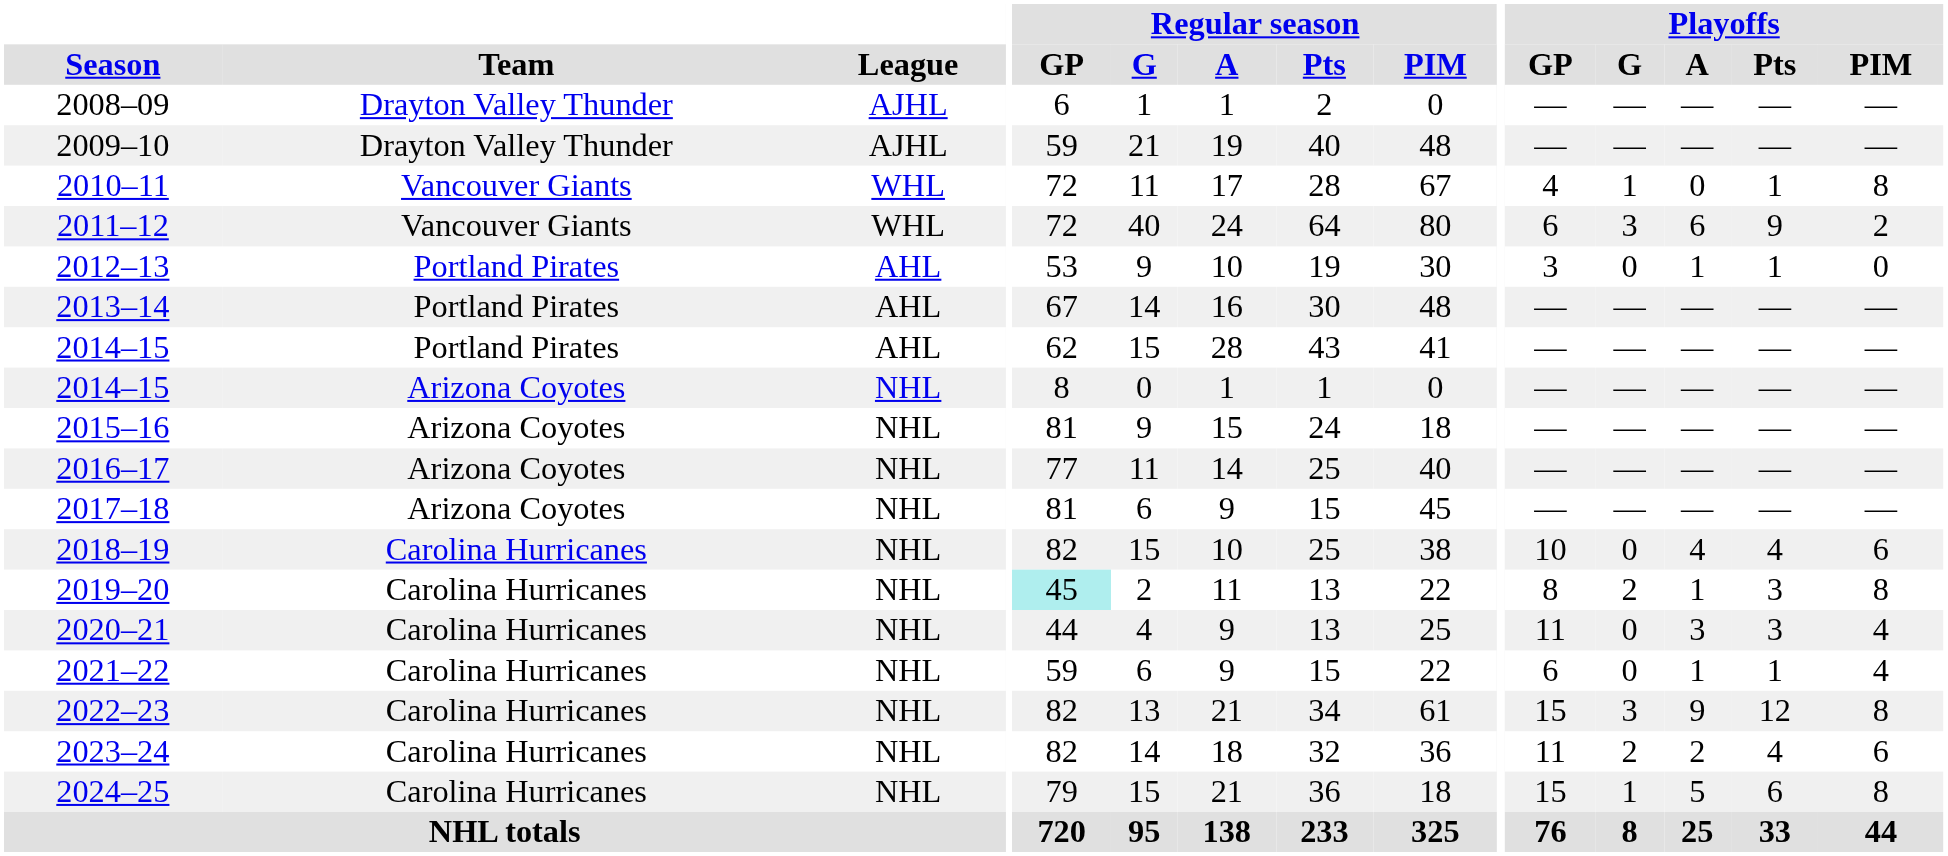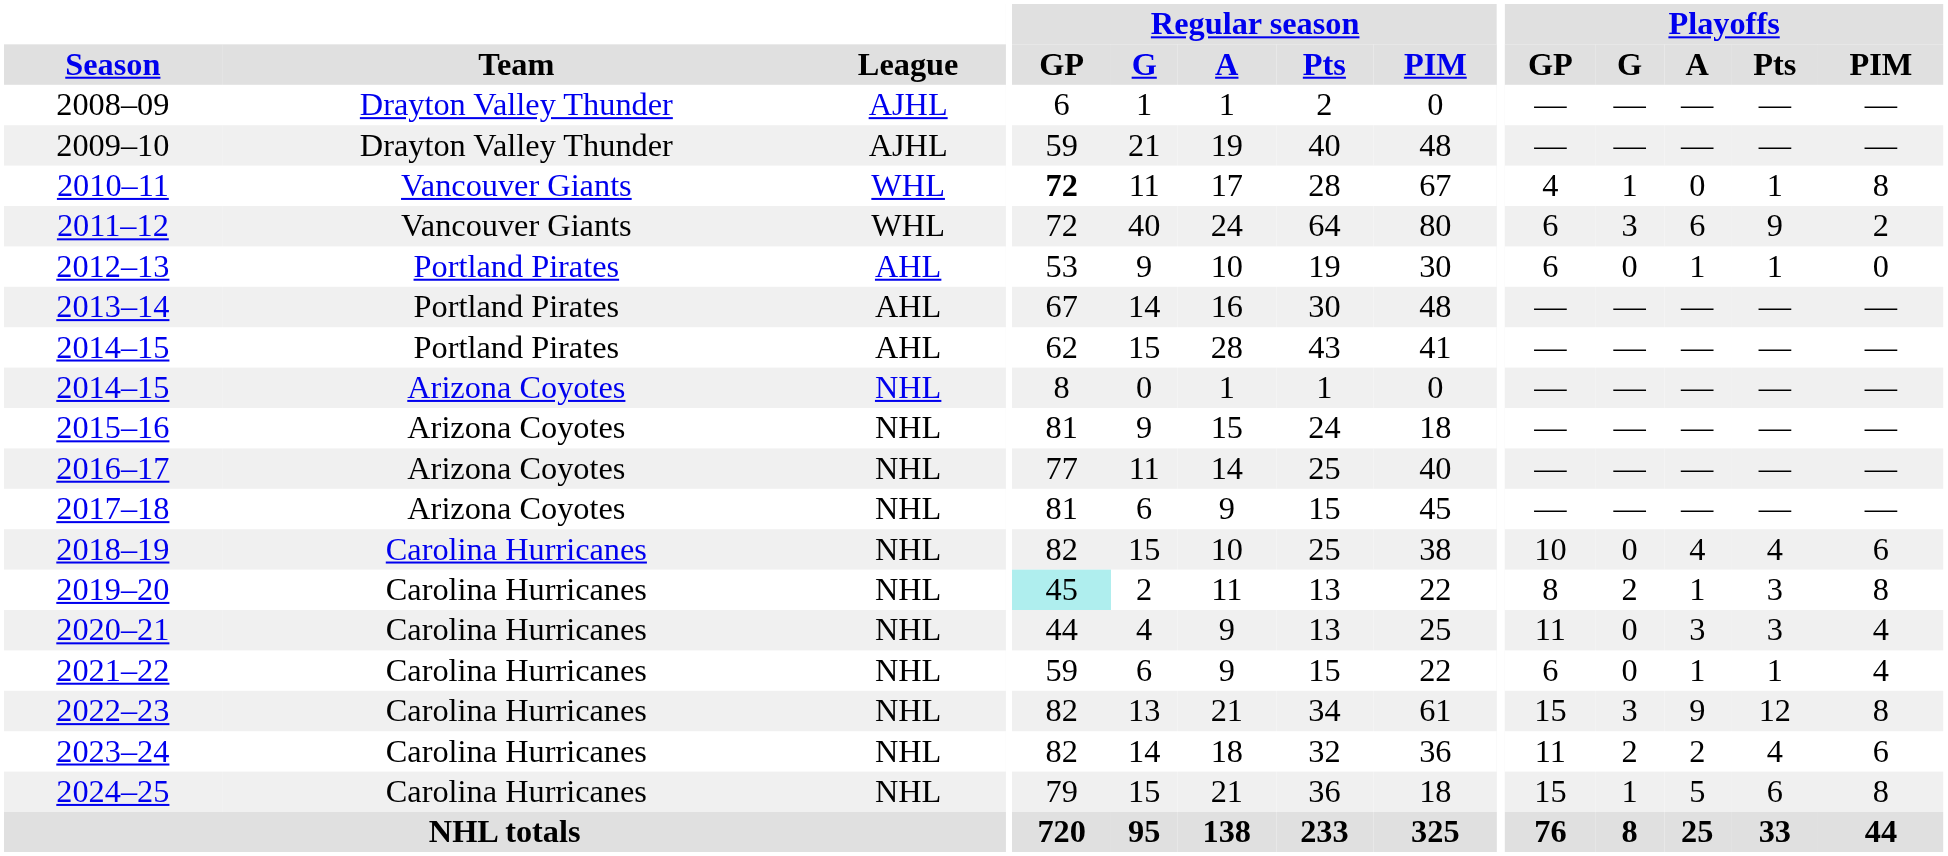(1062, 185) normal -> (1062, 185) bold
(1550, 266) 3 -> (1550, 266) 6
